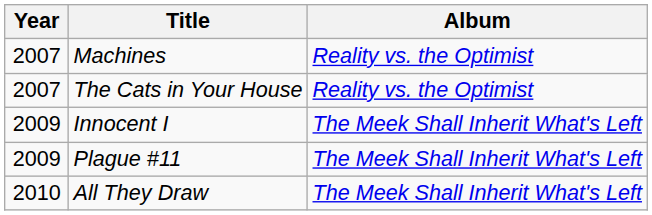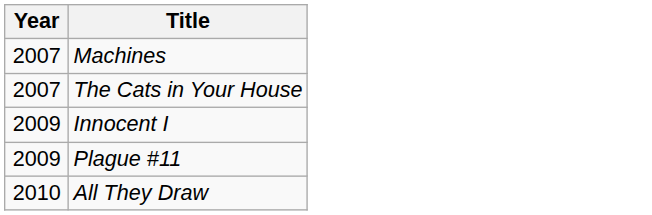- column: (477, 21)
